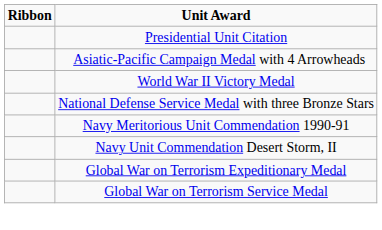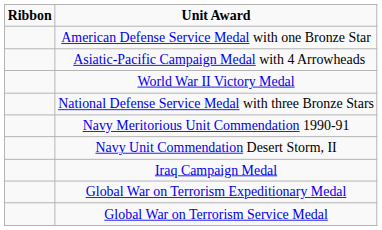- row: (216, 37)
+ row: (216, 37)
+ row: (216, 170)
